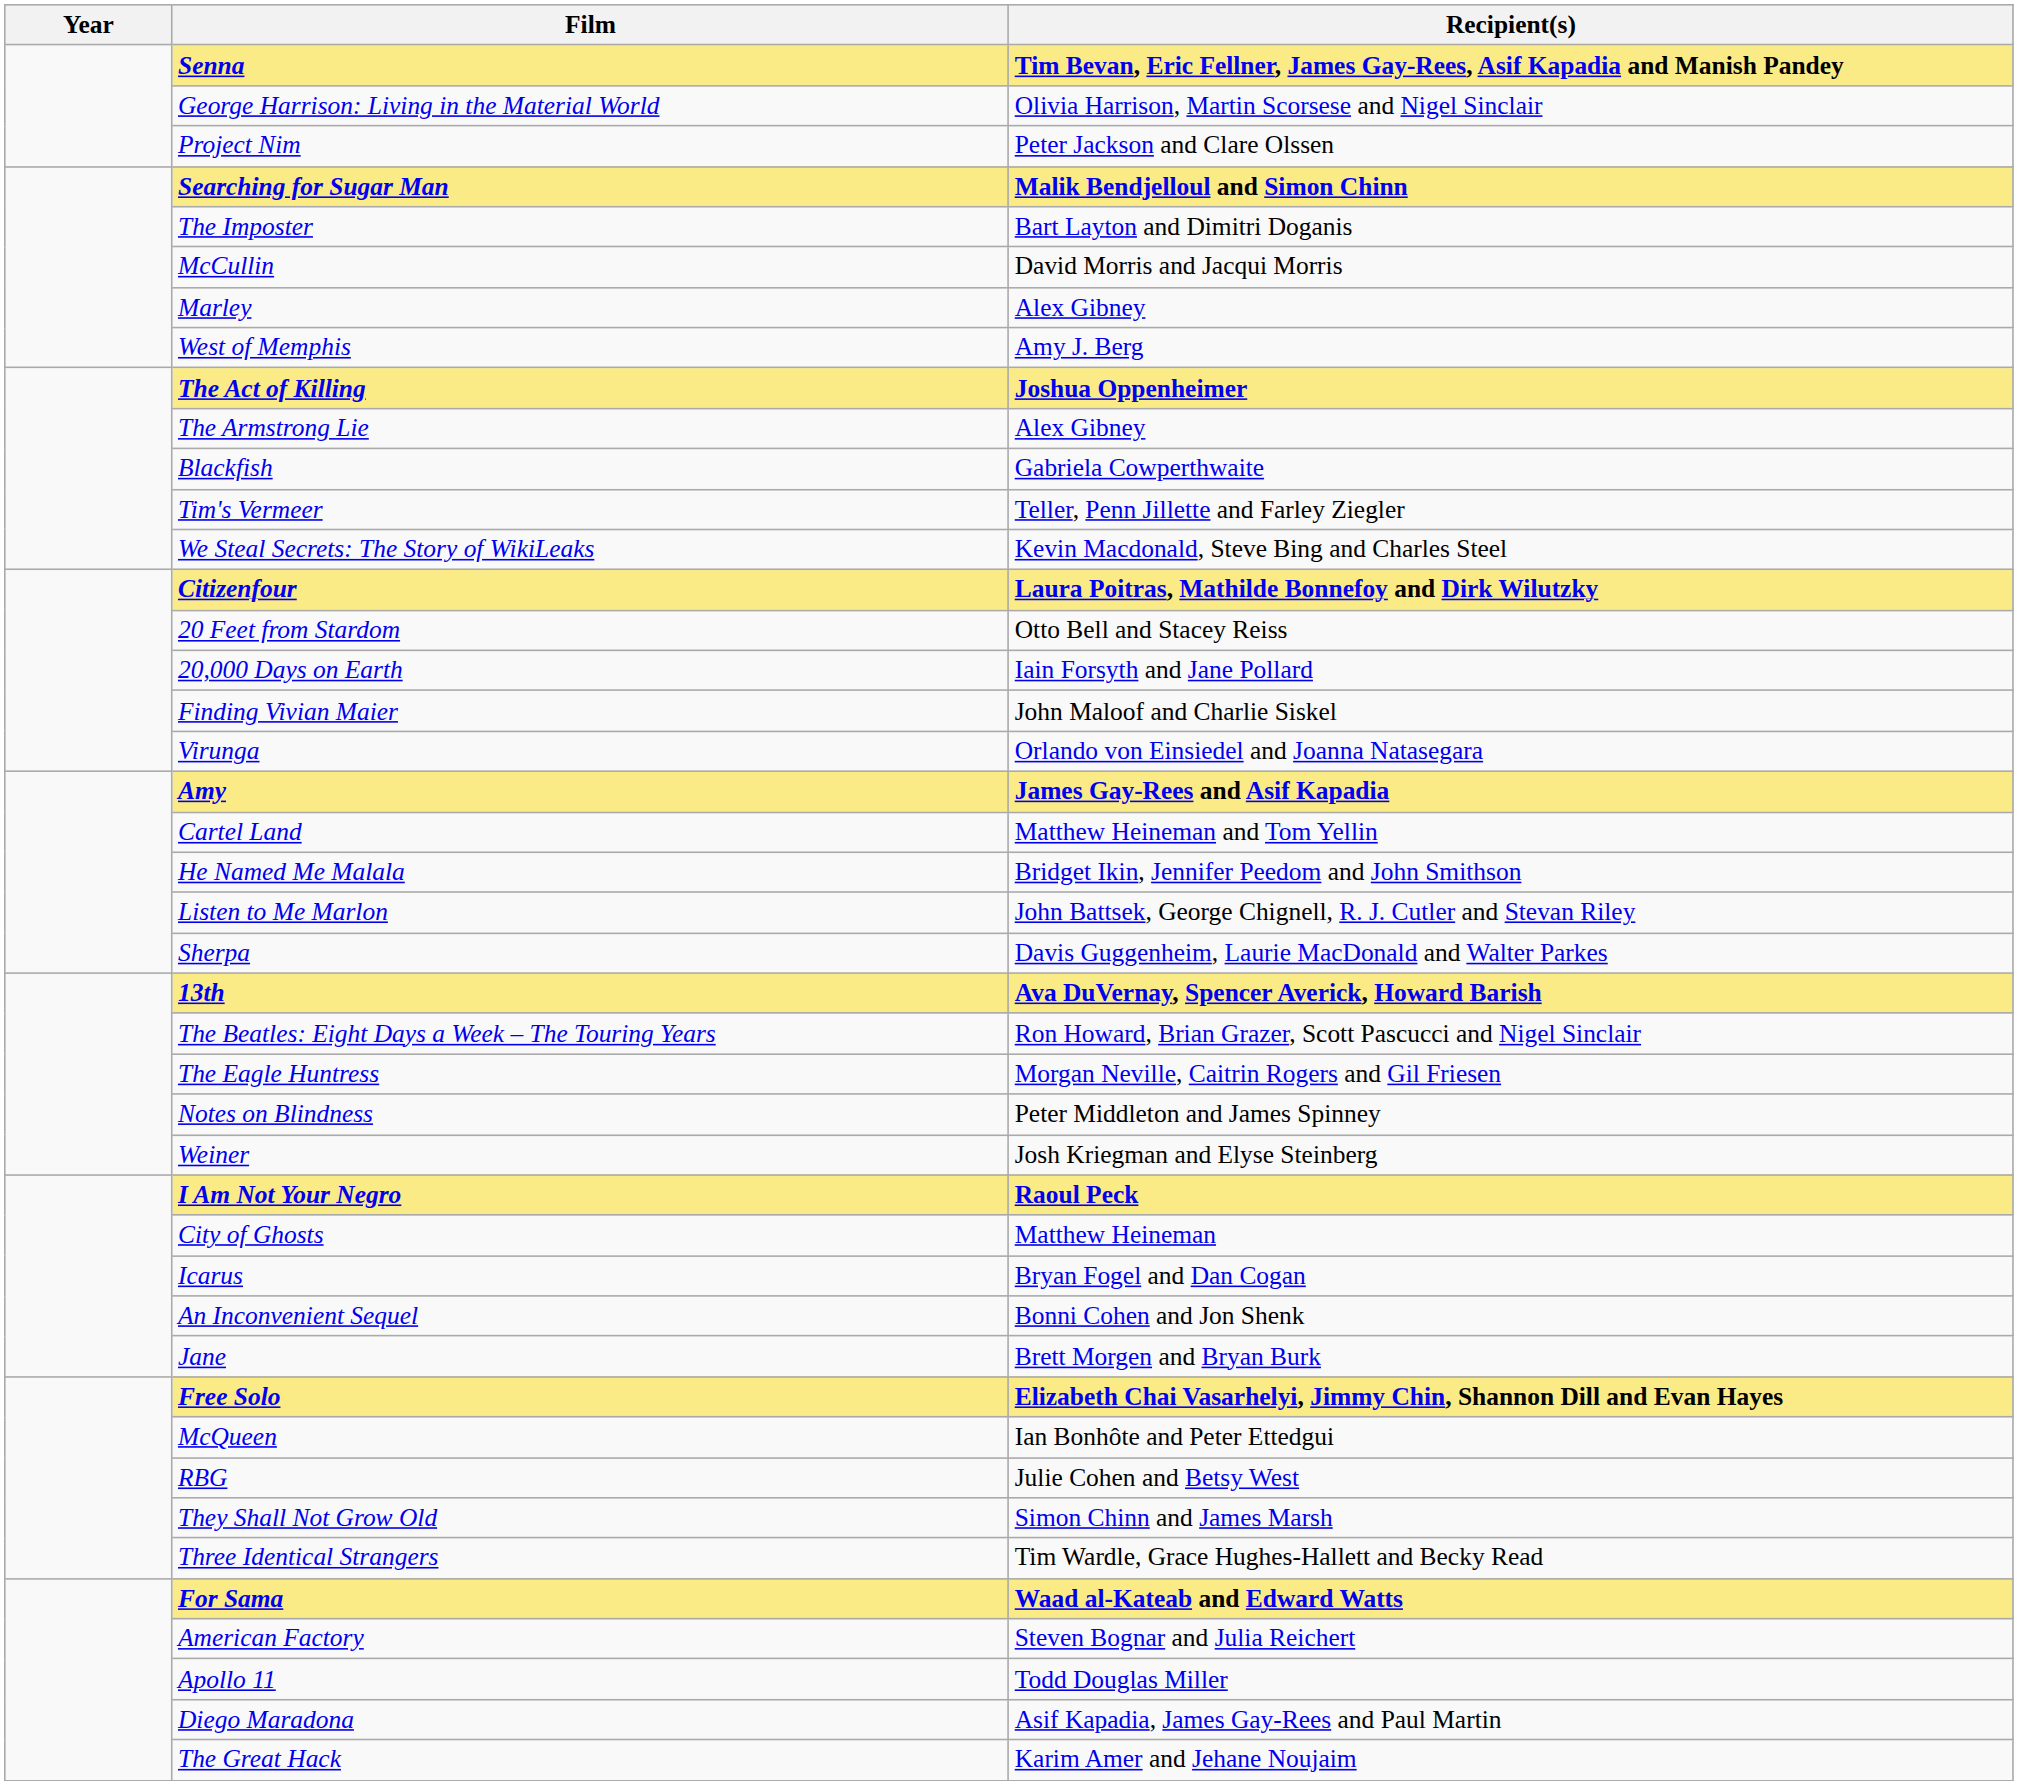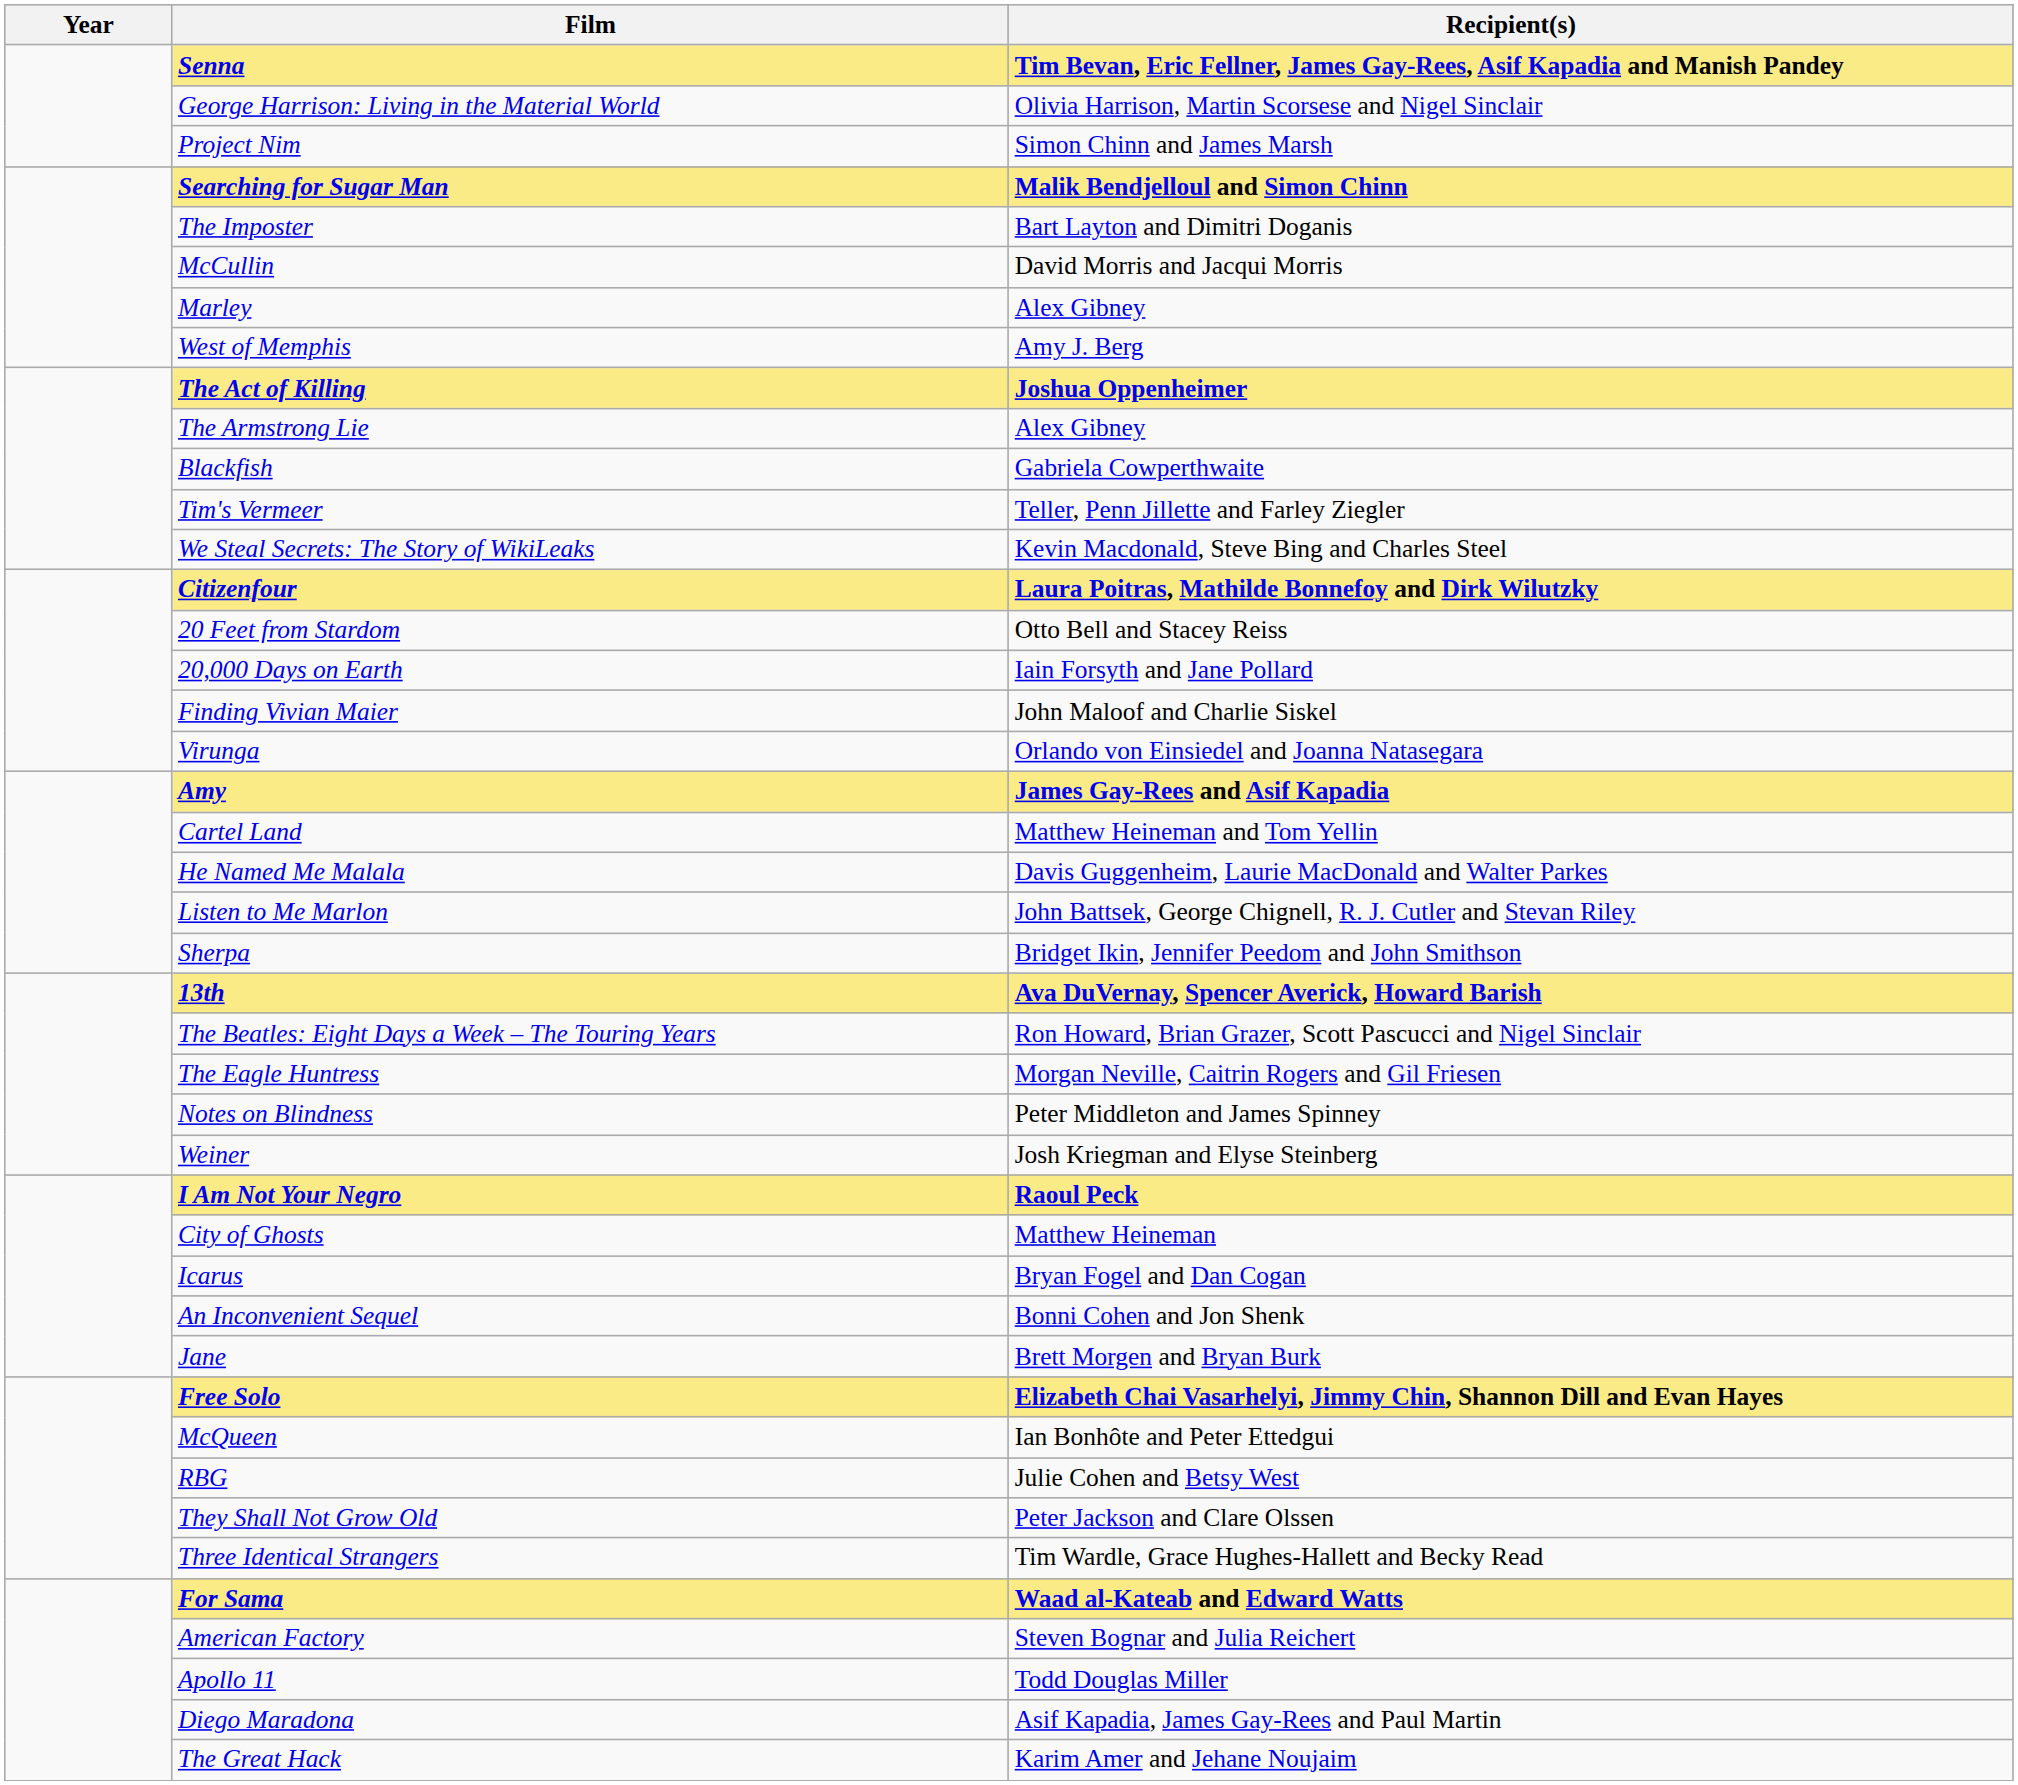(1174, 145) Peter Jackson and Clare Olssen -> (1174, 145) Simon Chinn and James Marsh
(1268, 871) Bridget Ikin, Jennifer Peedom and John Smithson -> (1311, 871) Davis Guggenheim, Laurie MacDonald and Walter Parkes
(1311, 952) Davis Guggenheim, Laurie MacDonald and Walter Parkes -> (1268, 952) Bridget Ikin, Jennifer Peedom and John Smithson
(1174, 1517) Simon Chinn and James Marsh -> (1174, 1517) Peter Jackson and Clare Olssen
